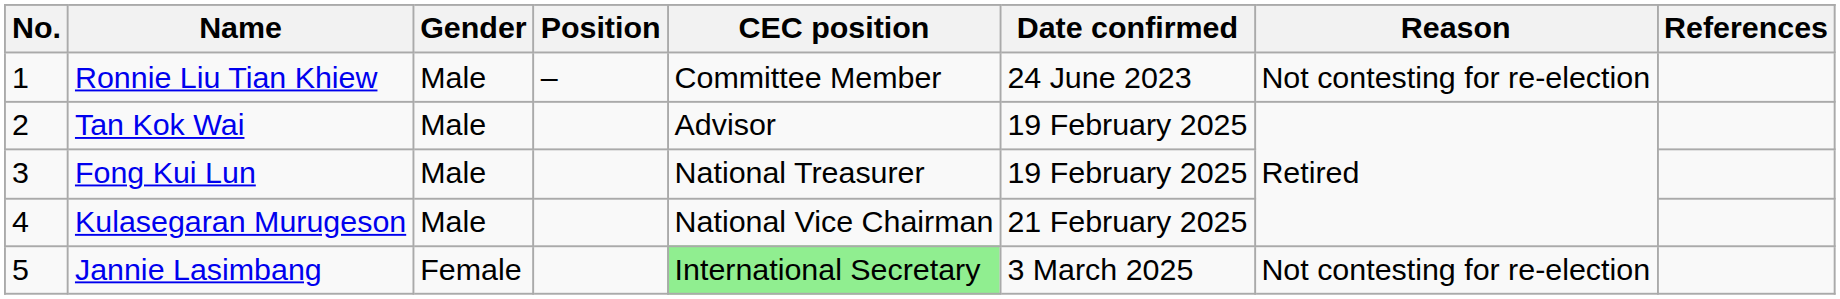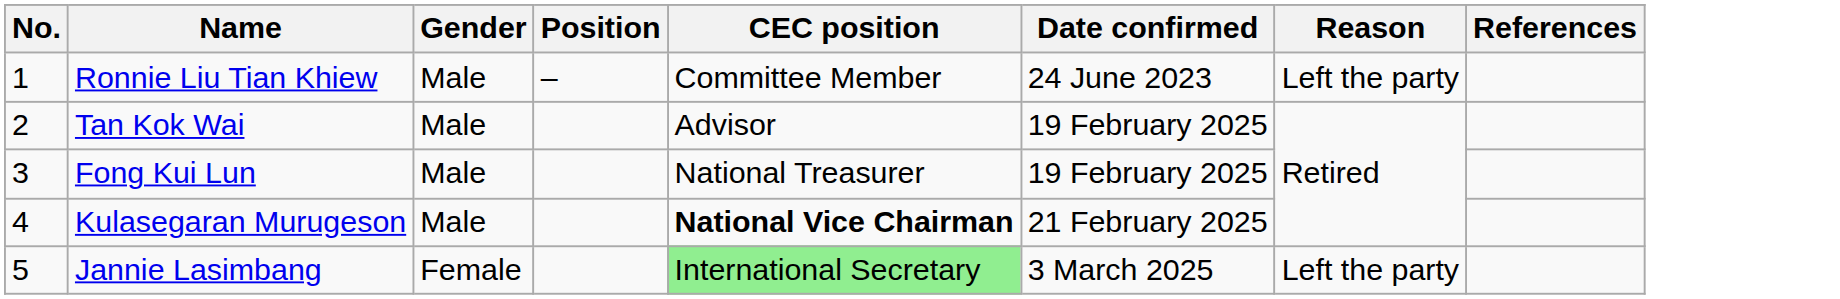(1456, 76) Not contesting for re-election -> (1370, 76) Left the party
(834, 221) normal -> (844, 221) bold
(1456, 269) Not contesting for re-election -> (1370, 269) Left the party
